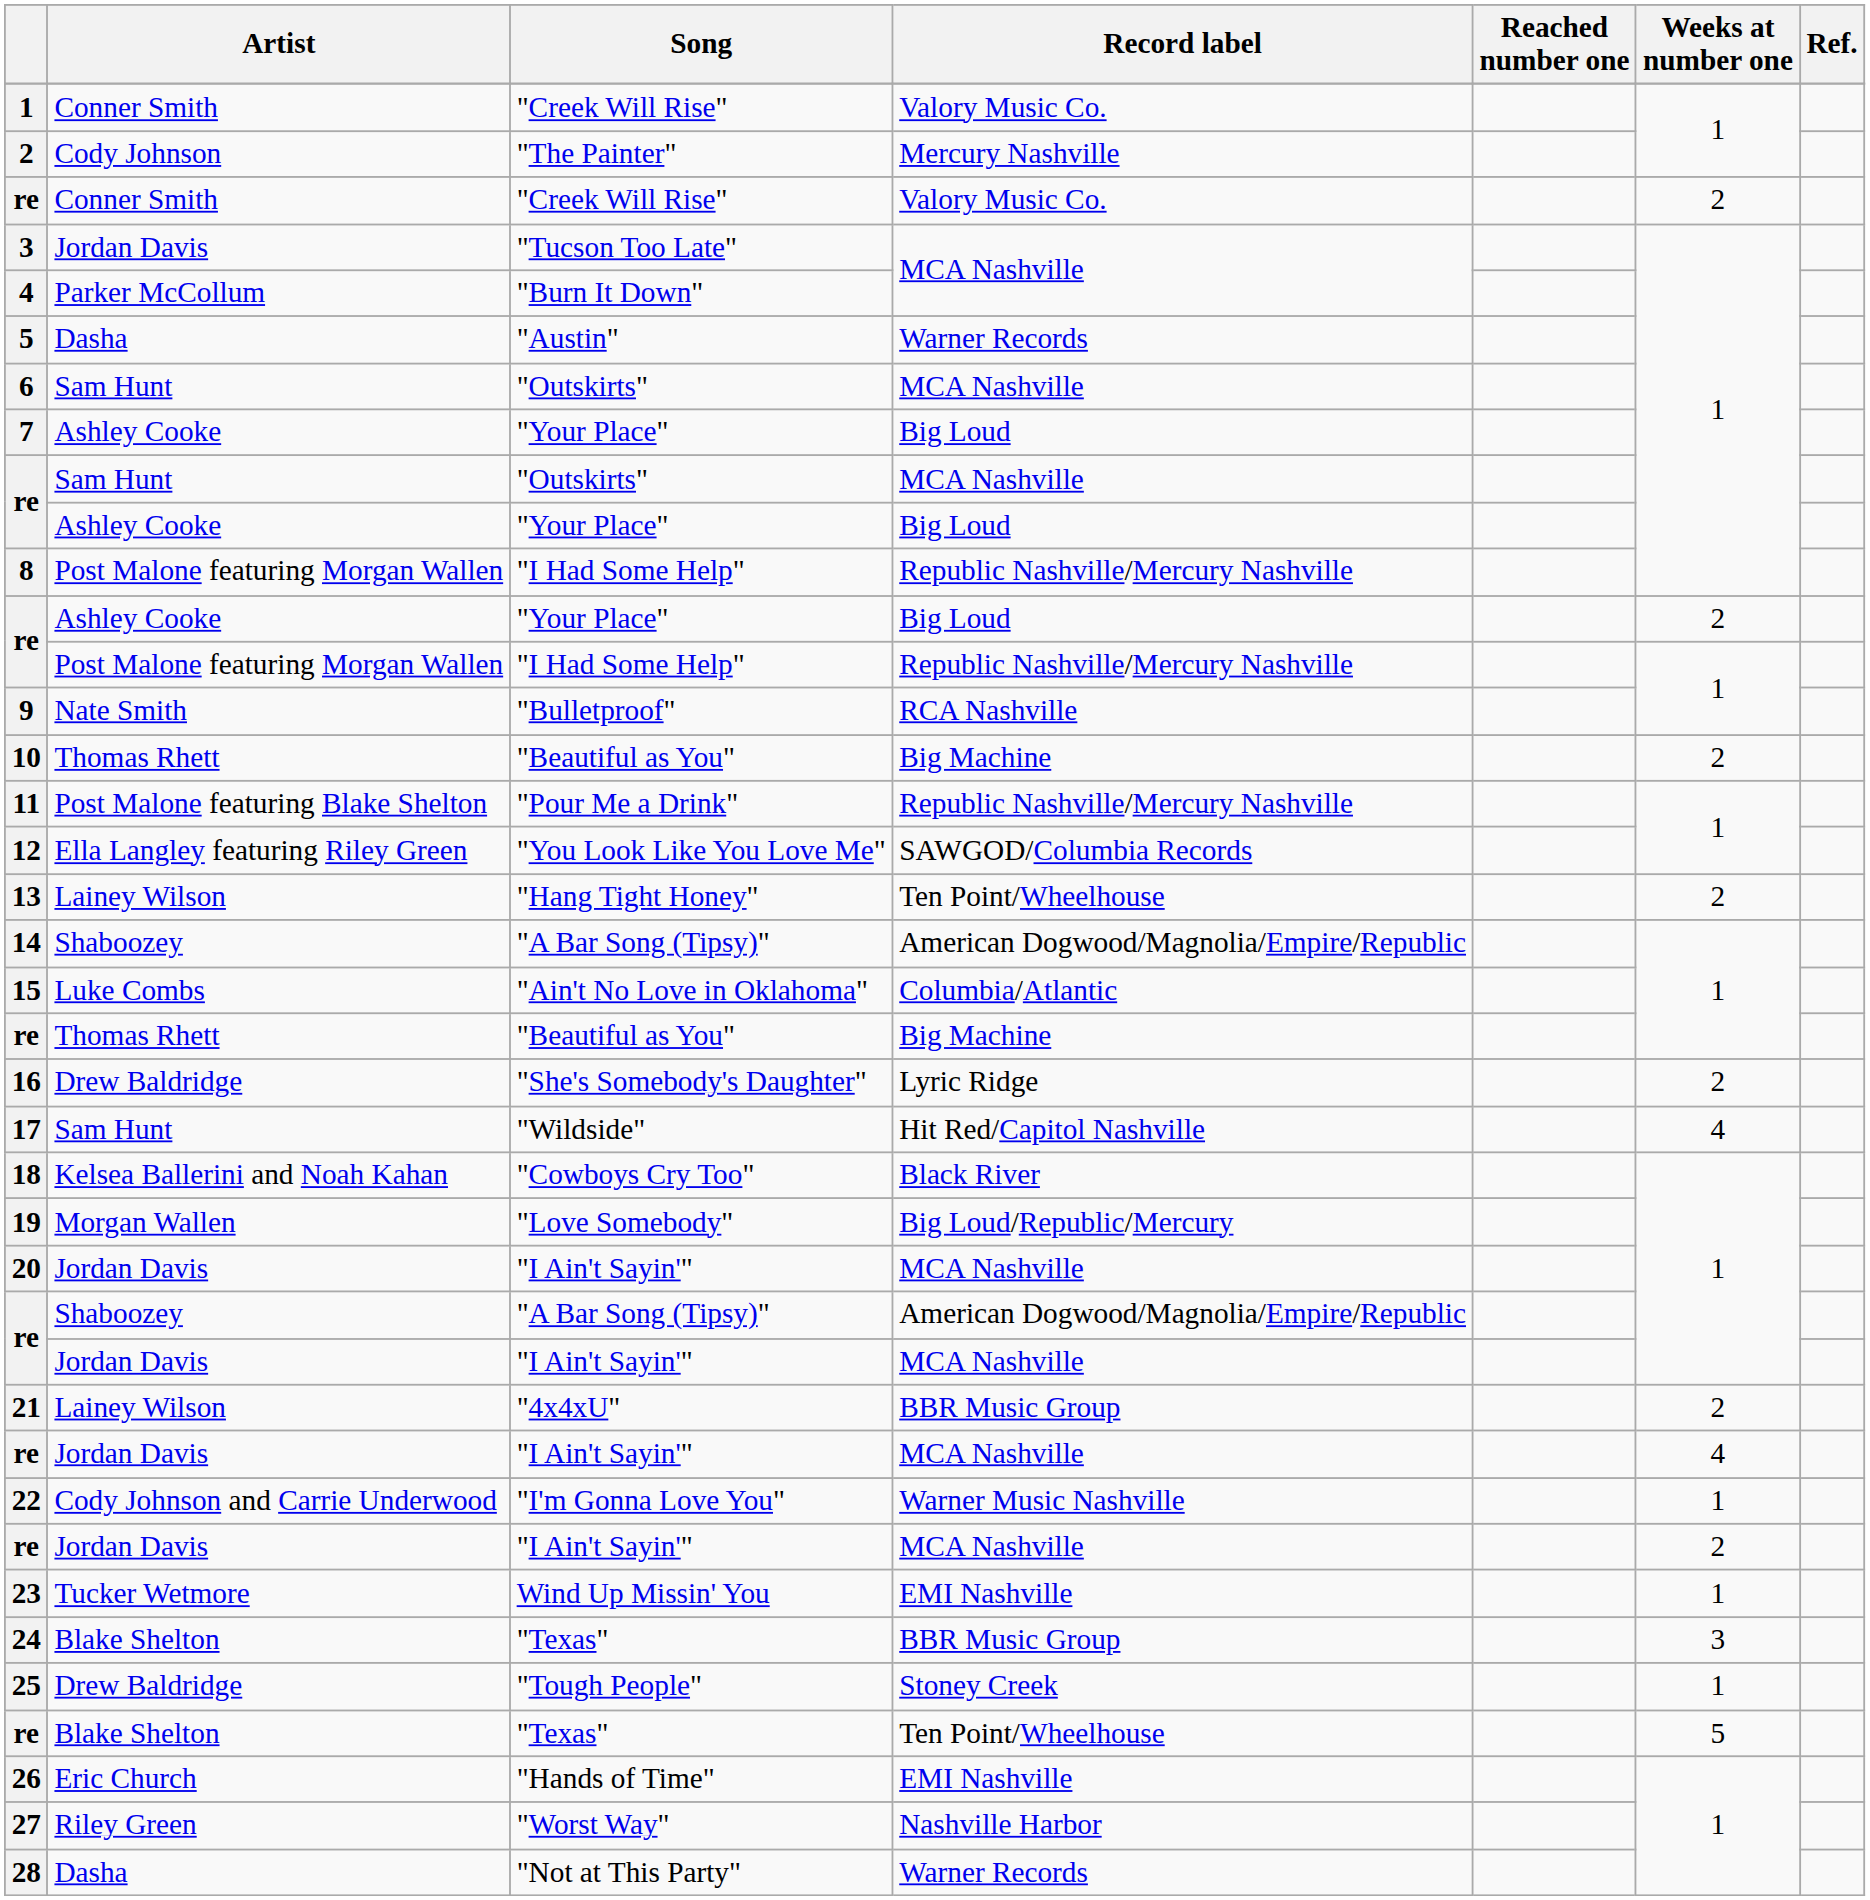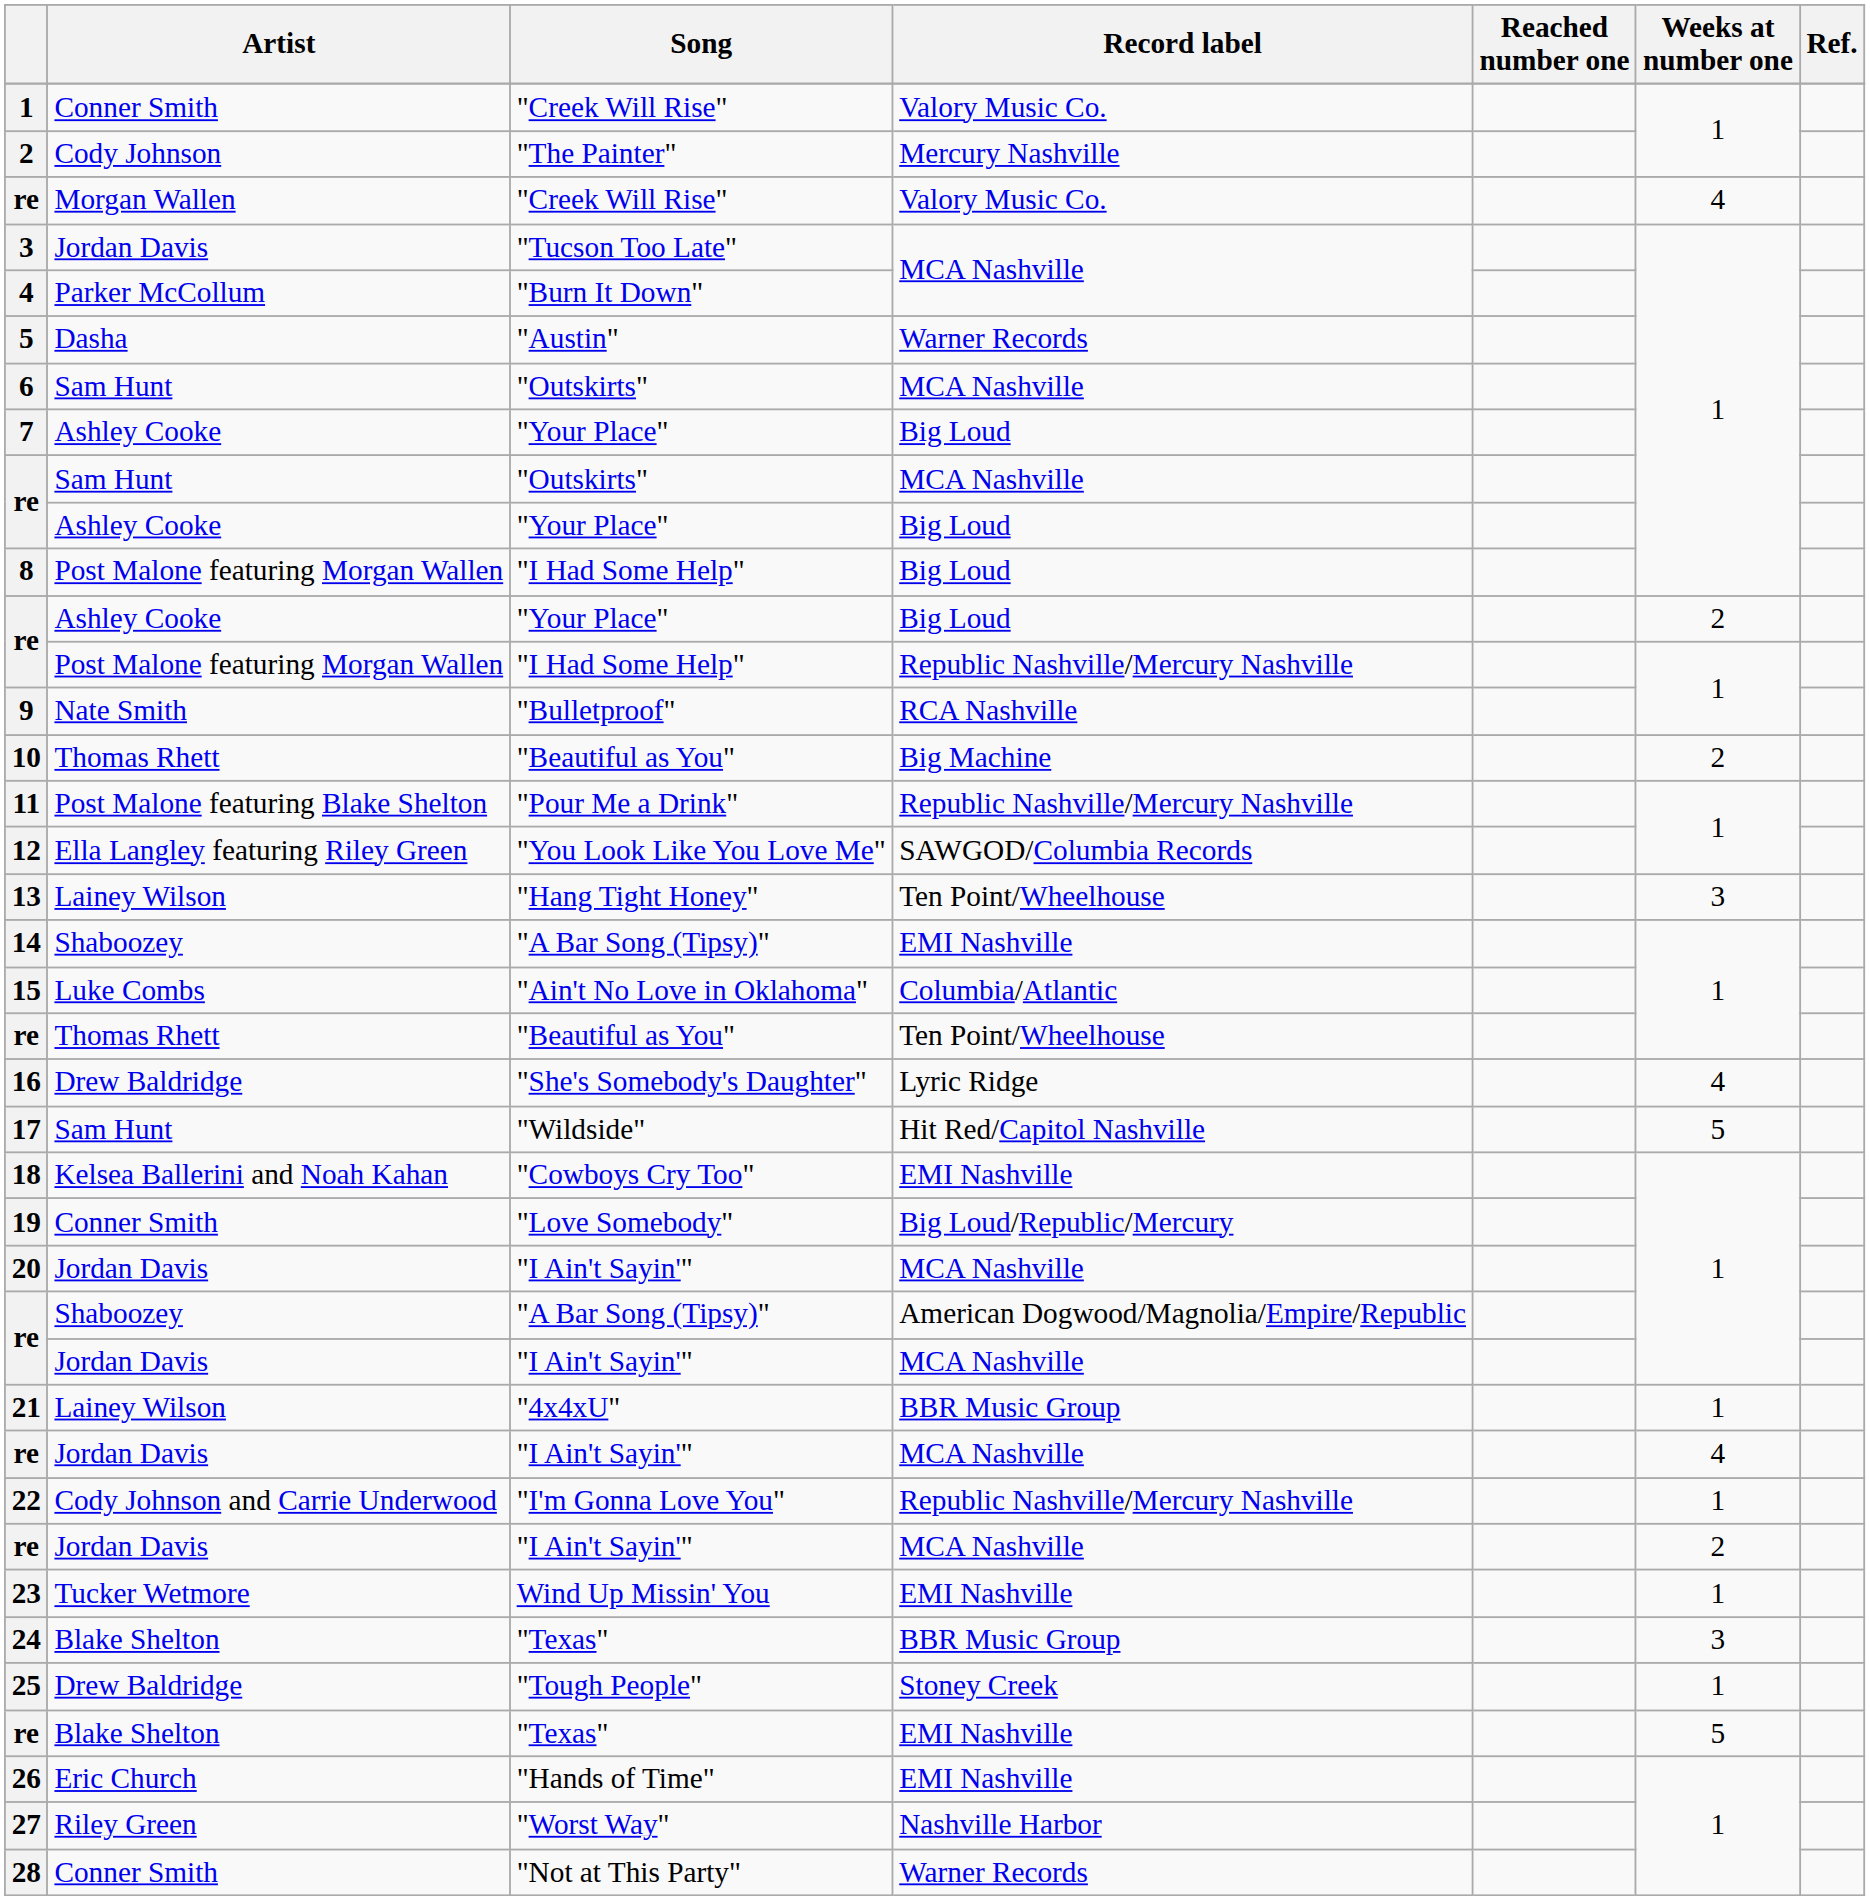(136, 199) Conner Smith -> (145, 199) Morgan Wallen
(1718, 199) 2 -> (1718, 199) 4
(1126, 571) Republic Nashville/Mercury Nashville -> (955, 571) Big Loud
(1718, 896) 2 -> (1718, 896) 3
(1183, 942) American Dogwood/Magnolia/Empire/Republic -> (986, 942) EMI Nashville
(975, 1035) Big Machine -> (1032, 1035) Ten Point/Wheelhouse
(1718, 1082) 2 -> (1718, 1082) 4
(1718, 1128) 4 -> (1718, 1128) 5
(970, 1175) Black River -> (986, 1175) EMI Nashville
(145, 1221) Morgan Wallen -> (136, 1221) Conner Smith
(1718, 1407) 2 -> (1718, 1407) 1
(1042, 1500) Warner Music Nashville -> (1126, 1500) Republic Nashville/Mercury Nashville
(1032, 1732) Ten Point/Wheelhouse -> (986, 1732) EMI Nashville
(91, 1871) Dasha -> (136, 1871) Conner Smith
